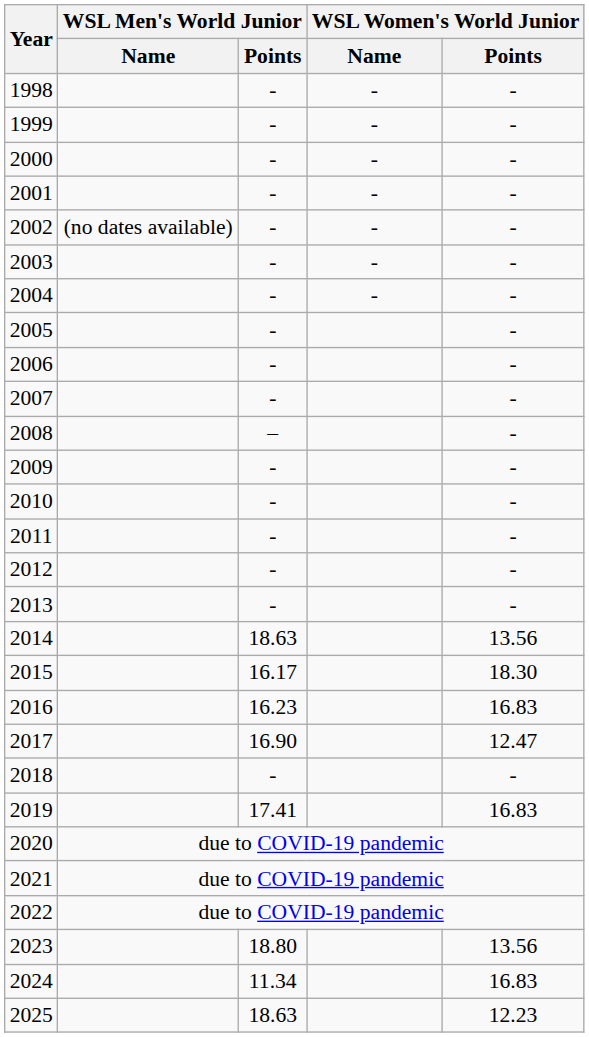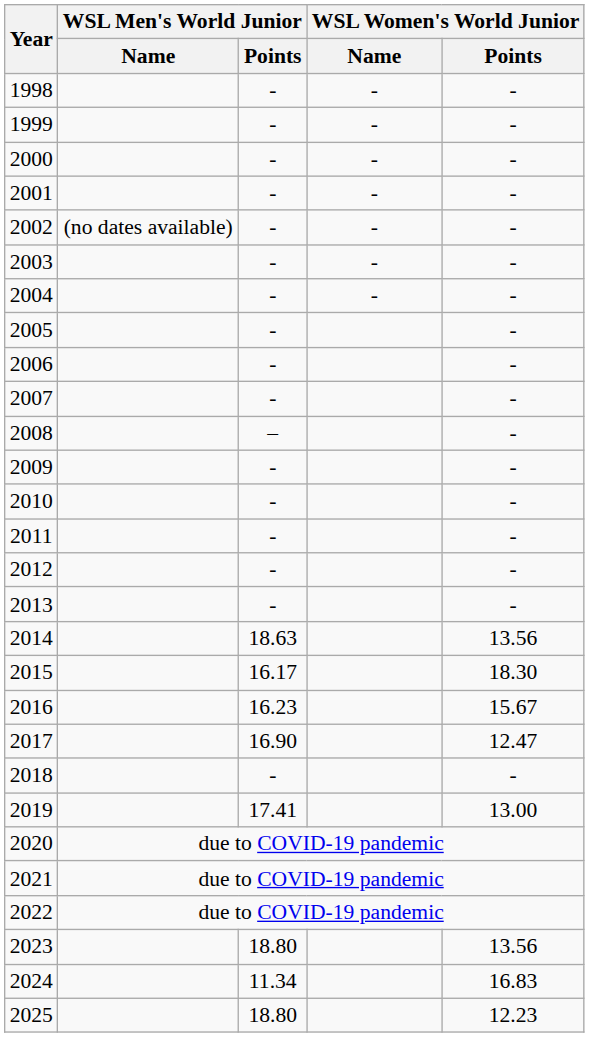(513, 706) 16.83 -> (513, 706) 15.67
(513, 809) 16.83 -> (513, 809) 13.00
(273, 1015) 18.63 -> (273, 1015) 18.80
